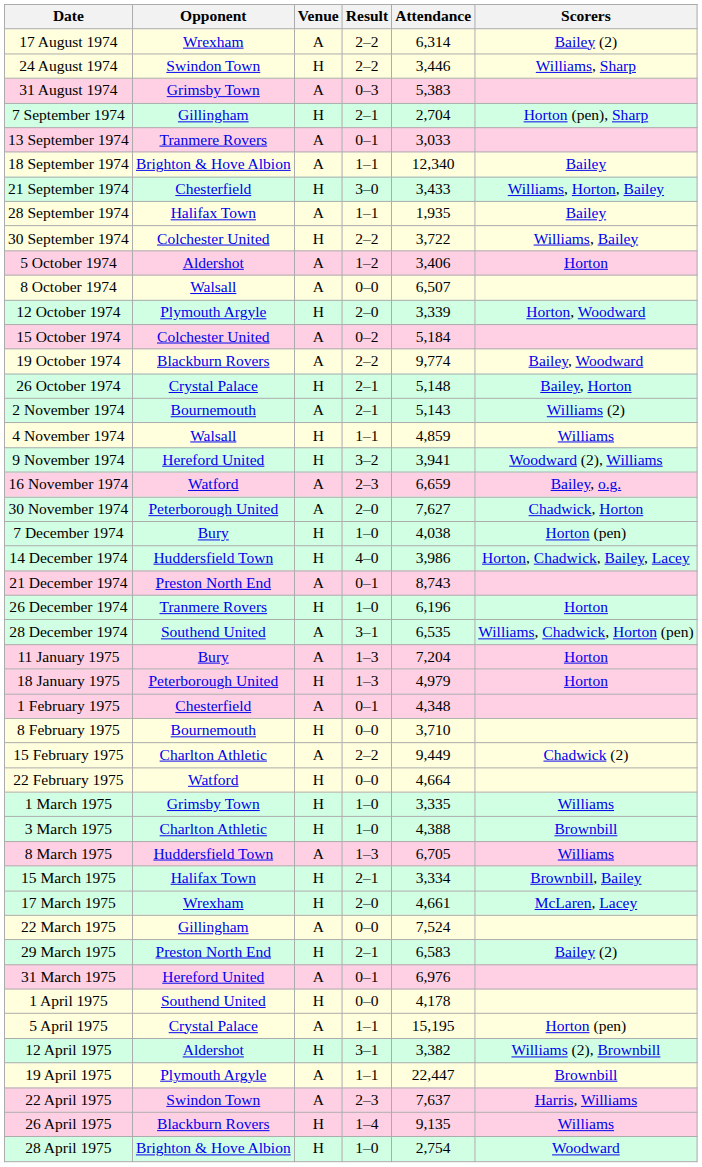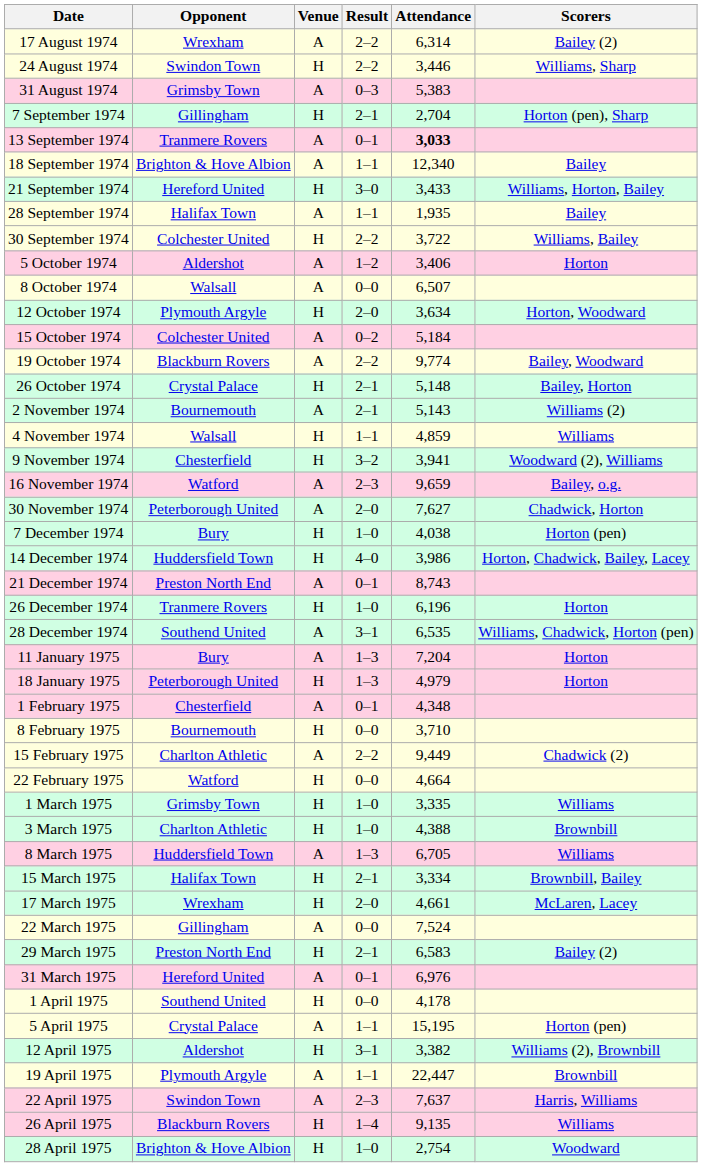(433, 139) normal -> (433, 139) bold
(213, 189) Chesterfield -> (213, 189) Hereford United
(433, 312) 3,339 -> (433, 312) 3,634
(213, 459) Hereford United -> (213, 459) Chesterfield
(433, 484) 6,659 -> (433, 484) 9,659
